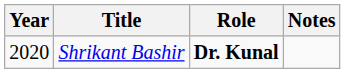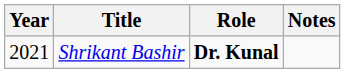(29, 52) 2020 -> (29, 52) 2021
